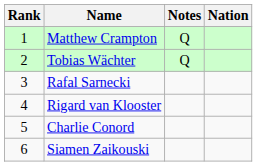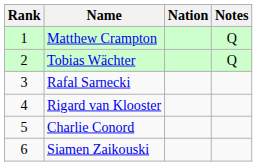columns swapped: (228, 15) <-> (185, 15)
